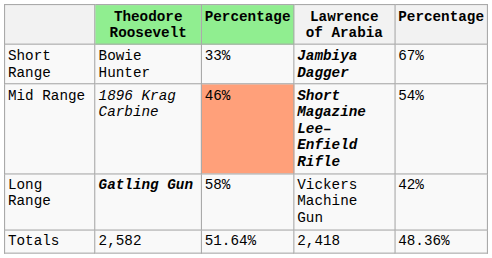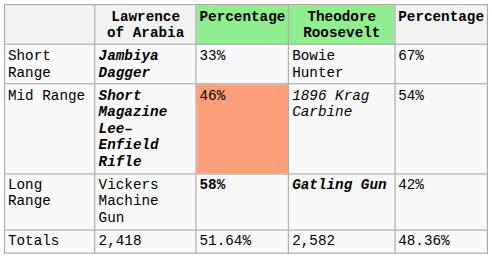columns swapped: (148, 24) <-> (344, 24)
(218, 185) normal -> (212, 185) bold
